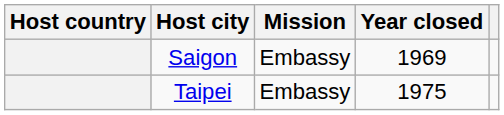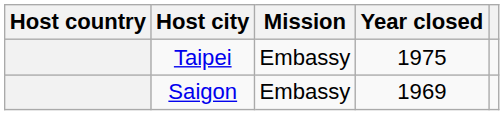rows swapped: (203, 92) <-> (203, 57)
